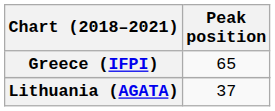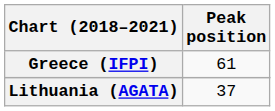(226, 65) 65 -> (226, 65) 61
